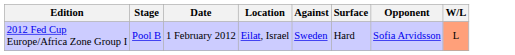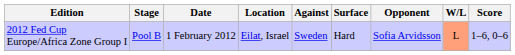+ column: (490, 12)
